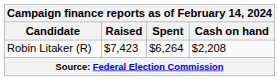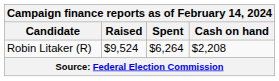(121, 48) $7,423 -> (121, 48) $9,524
